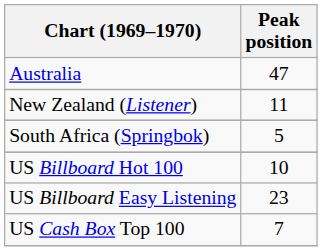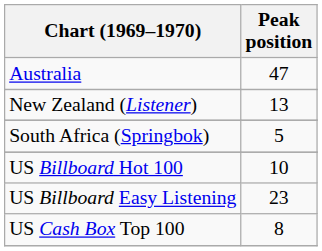(279, 104) 11 -> (279, 104) 13
(279, 229) 7 -> (279, 229) 8
